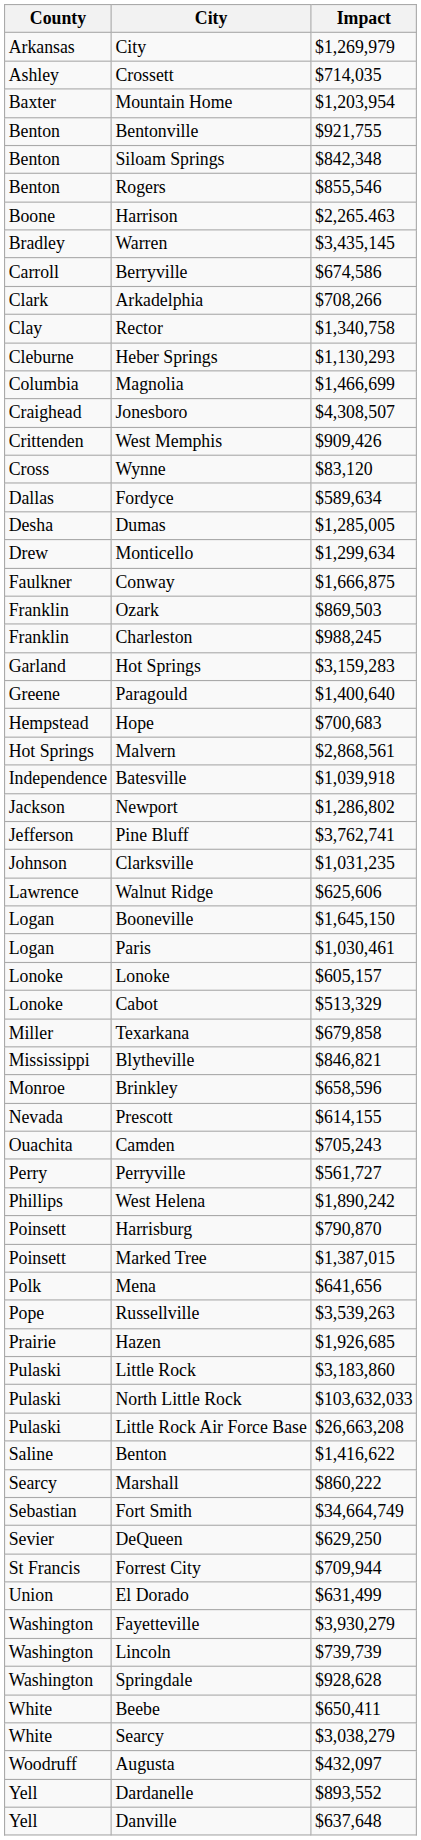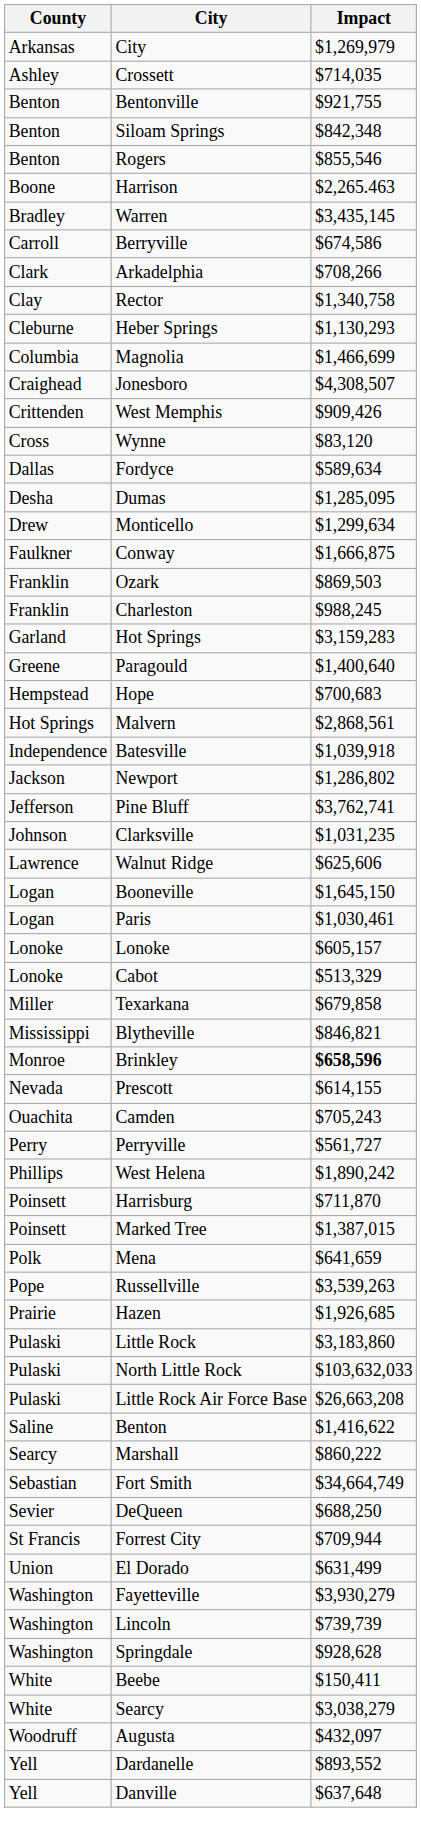- row: (174, 103)
(355, 525) $1,285,005 -> (355, 497) $1,285,095
(348, 1088) normal -> (348, 1060) bold
(348, 1229) $790,870 -> (348, 1201) $711,870
(348, 1286) $641,656 -> (348, 1257) $641,659
(348, 1539) $629,250 -> (348, 1511) $688,250
(348, 1708) $650,411 -> (348, 1680) $150,411
